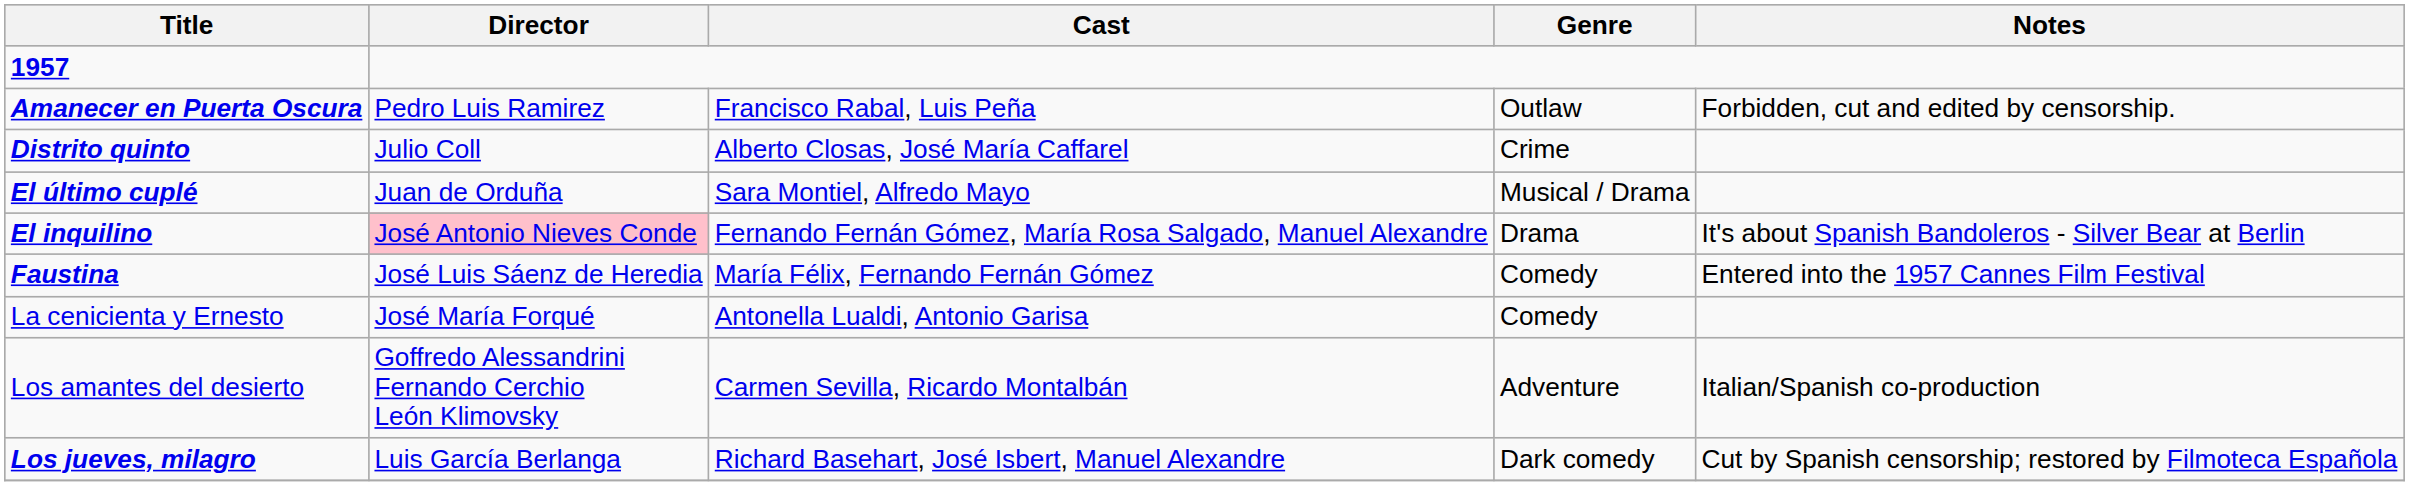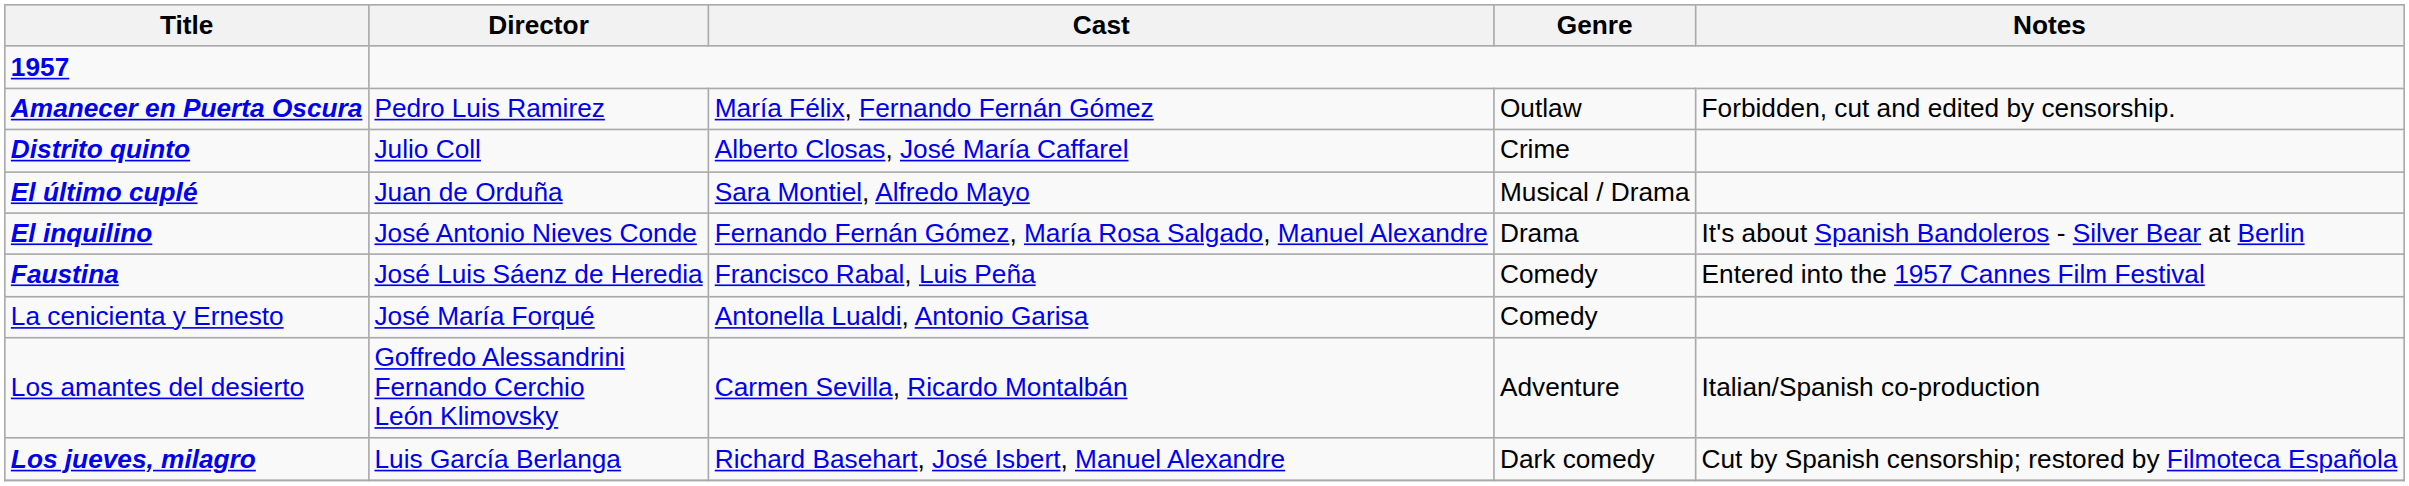(875, 108) Francisco Rabal, Luis Peña -> (934, 108) María Félix, Fernando Fernán Gómez
(536, 233) pink background -> (536, 233) no background
(934, 274) María Félix, Fernando Fernán Gómez -> (875, 274) Francisco Rabal, Luis Peña
